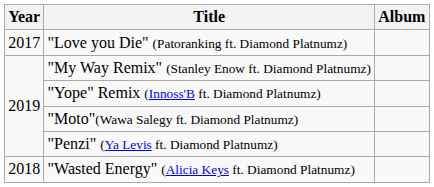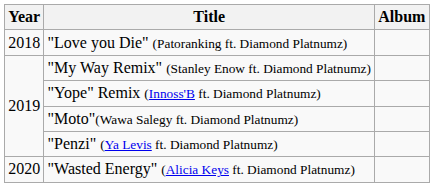(24, 42) 2017 -> (24, 42) 2018
(24, 169) 2018 -> (24, 169) 2020
